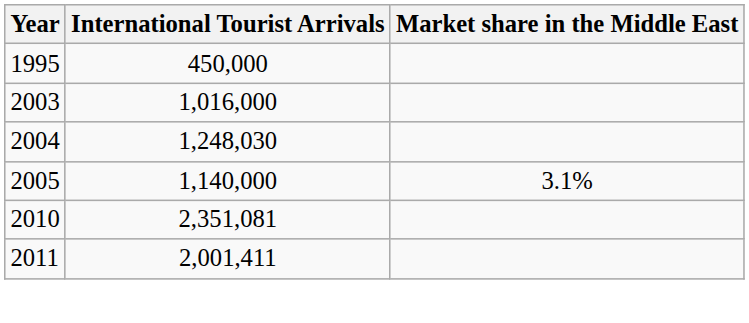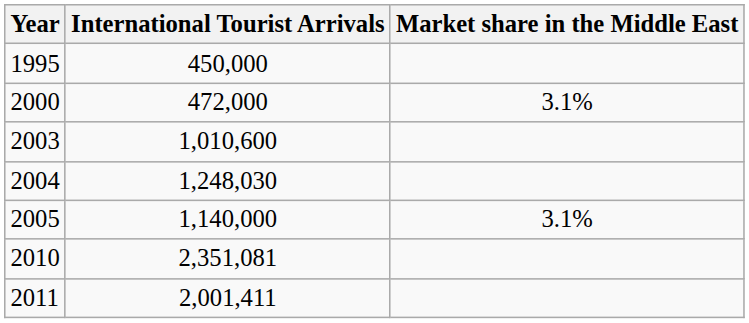+ row: (35, 102)
(228, 102) 1,016,000 -> (228, 141) 1,010,600
